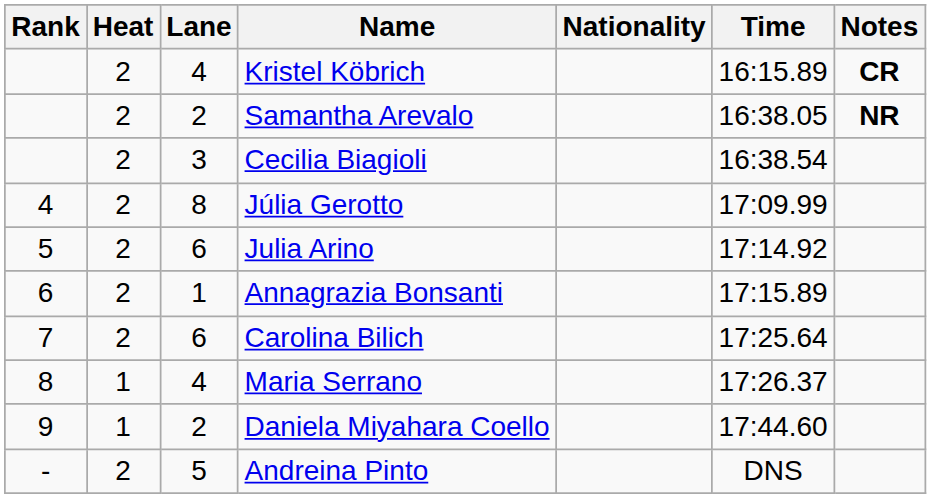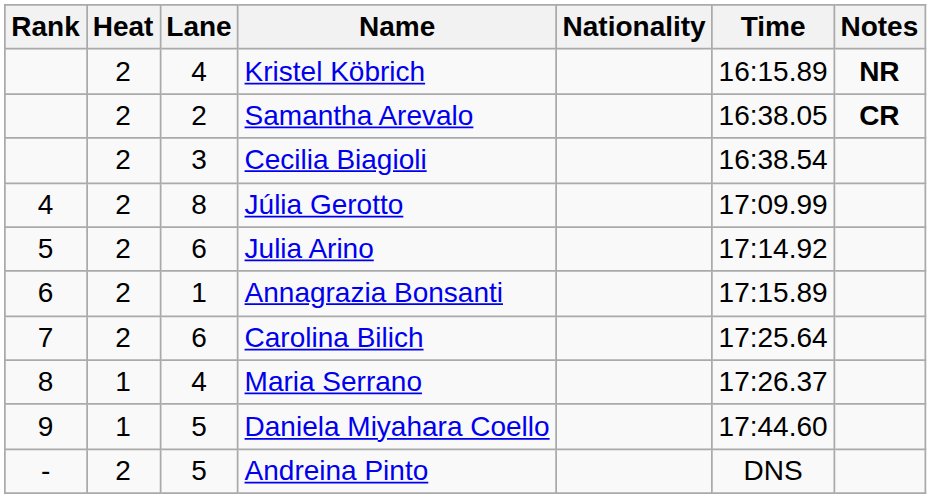(879, 71) CR -> (879, 71) NR
(879, 115) NR -> (879, 115) CR
(199, 426) 2 -> (199, 426) 5
